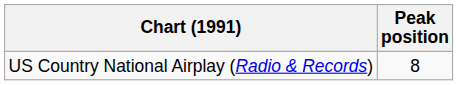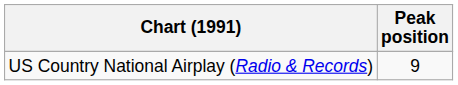(415, 65) 8 -> (415, 65) 9
